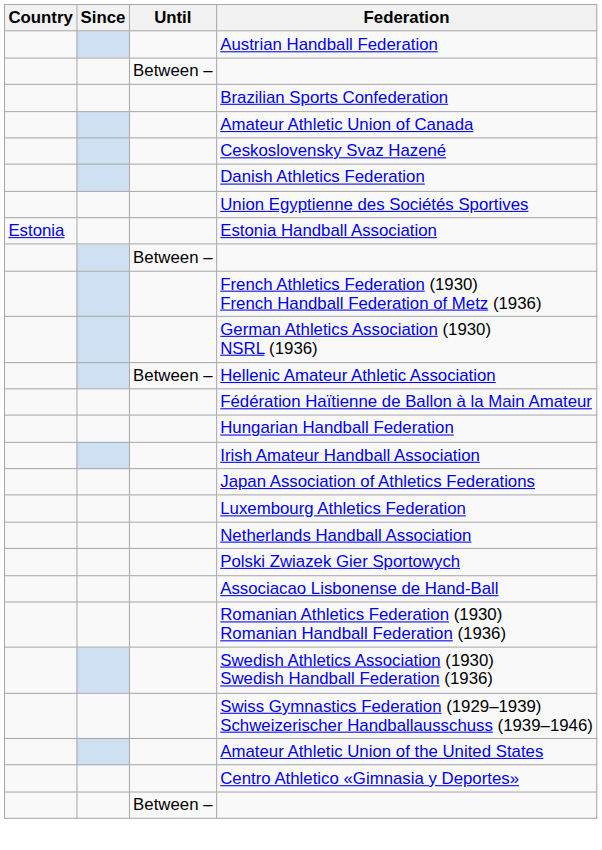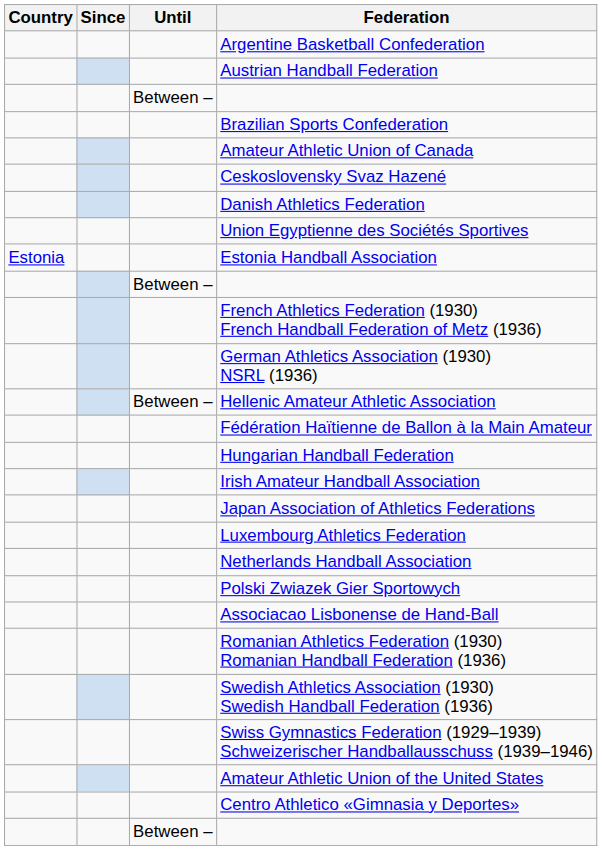+ row: (41, 44)
